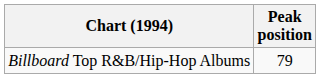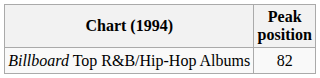(285, 60) 79 -> (285, 60) 82
